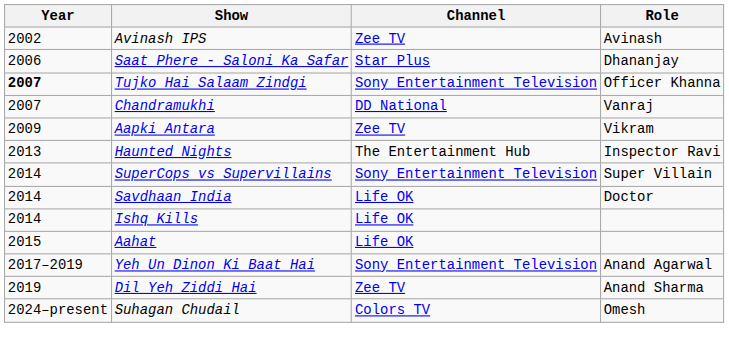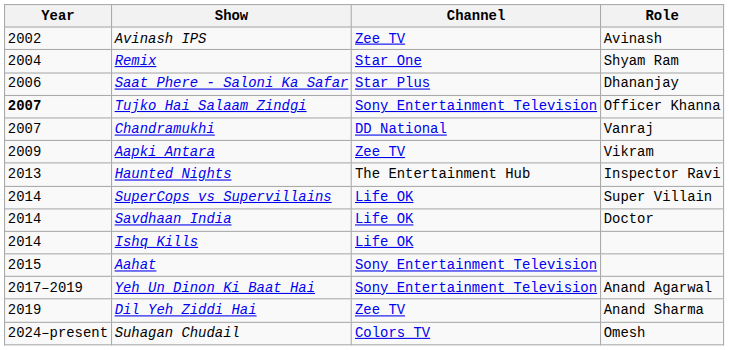+ row: (136, 61)
(476, 175) Sony Entertainment Television -> (384, 197) Life OK
(384, 243) Life OK -> (476, 265) Sony Entertainment Television
